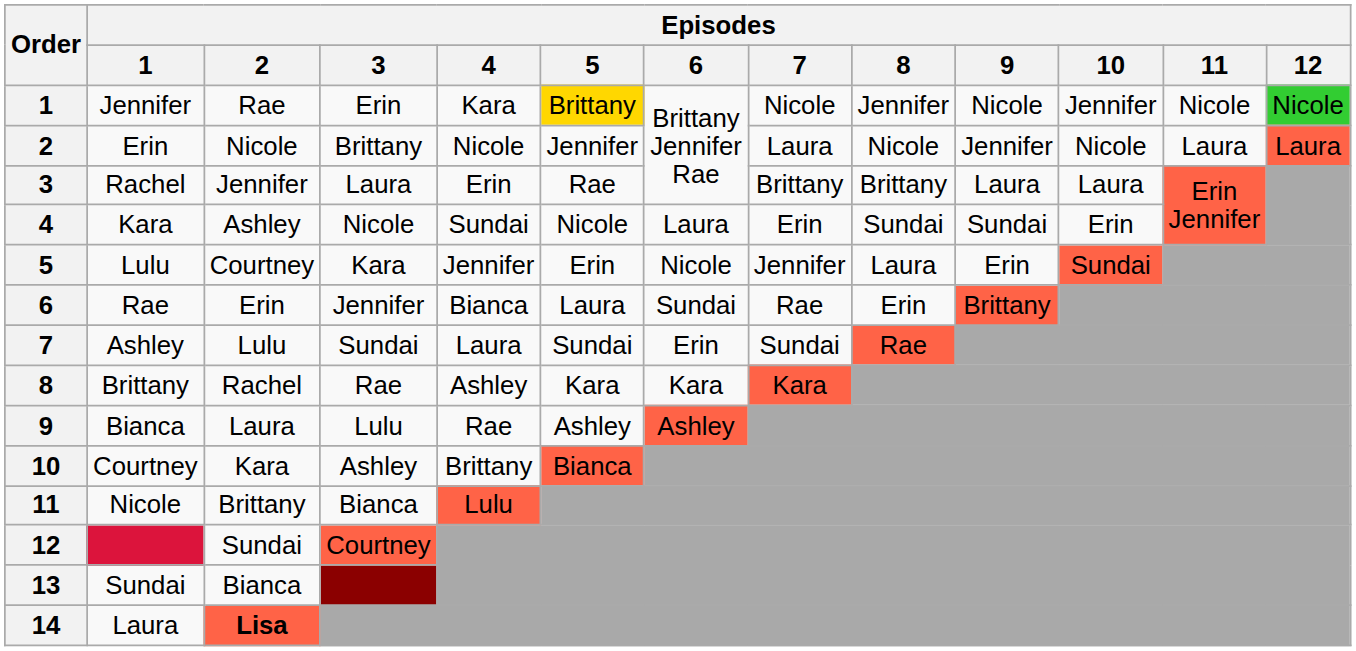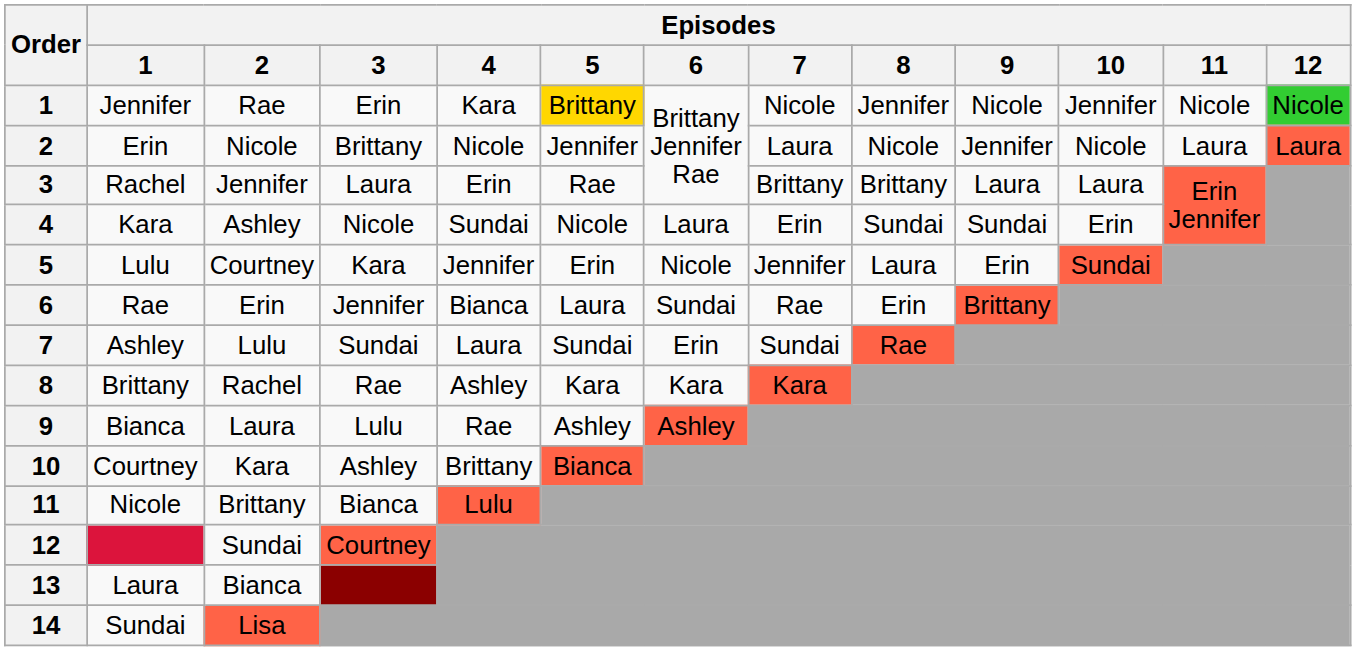(145, 585) Sundai -> (145, 585) Laura
(145, 625) Laura -> (145, 625) Sundai
(262, 625) bold -> (262, 625) normal
